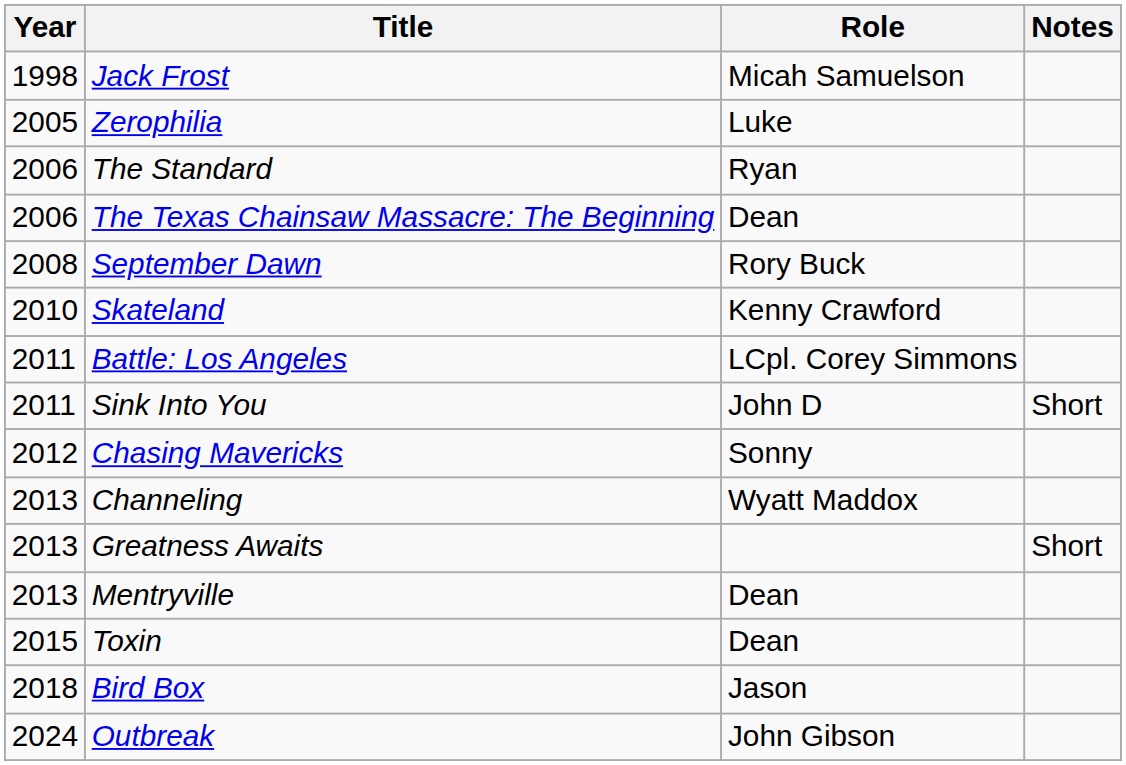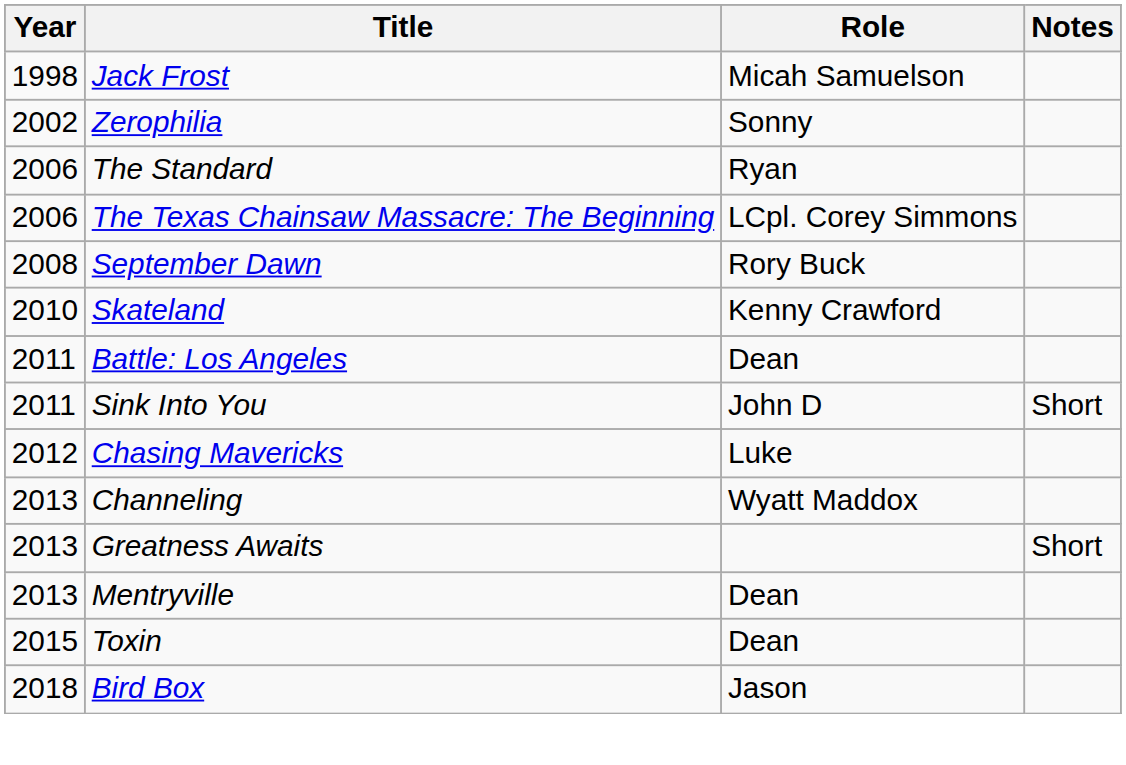(45, 122) 2005 -> (45, 122) 2002
(760, 122) Luke -> (770, 122) Sonny
(764, 216) Dean -> (873, 216) LCpl. Corey Simmons
(873, 358) LCpl. Corey Simmons -> (764, 358) Dean
(770, 452) Sonny -> (760, 452) Luke
- row: (153, 736)
